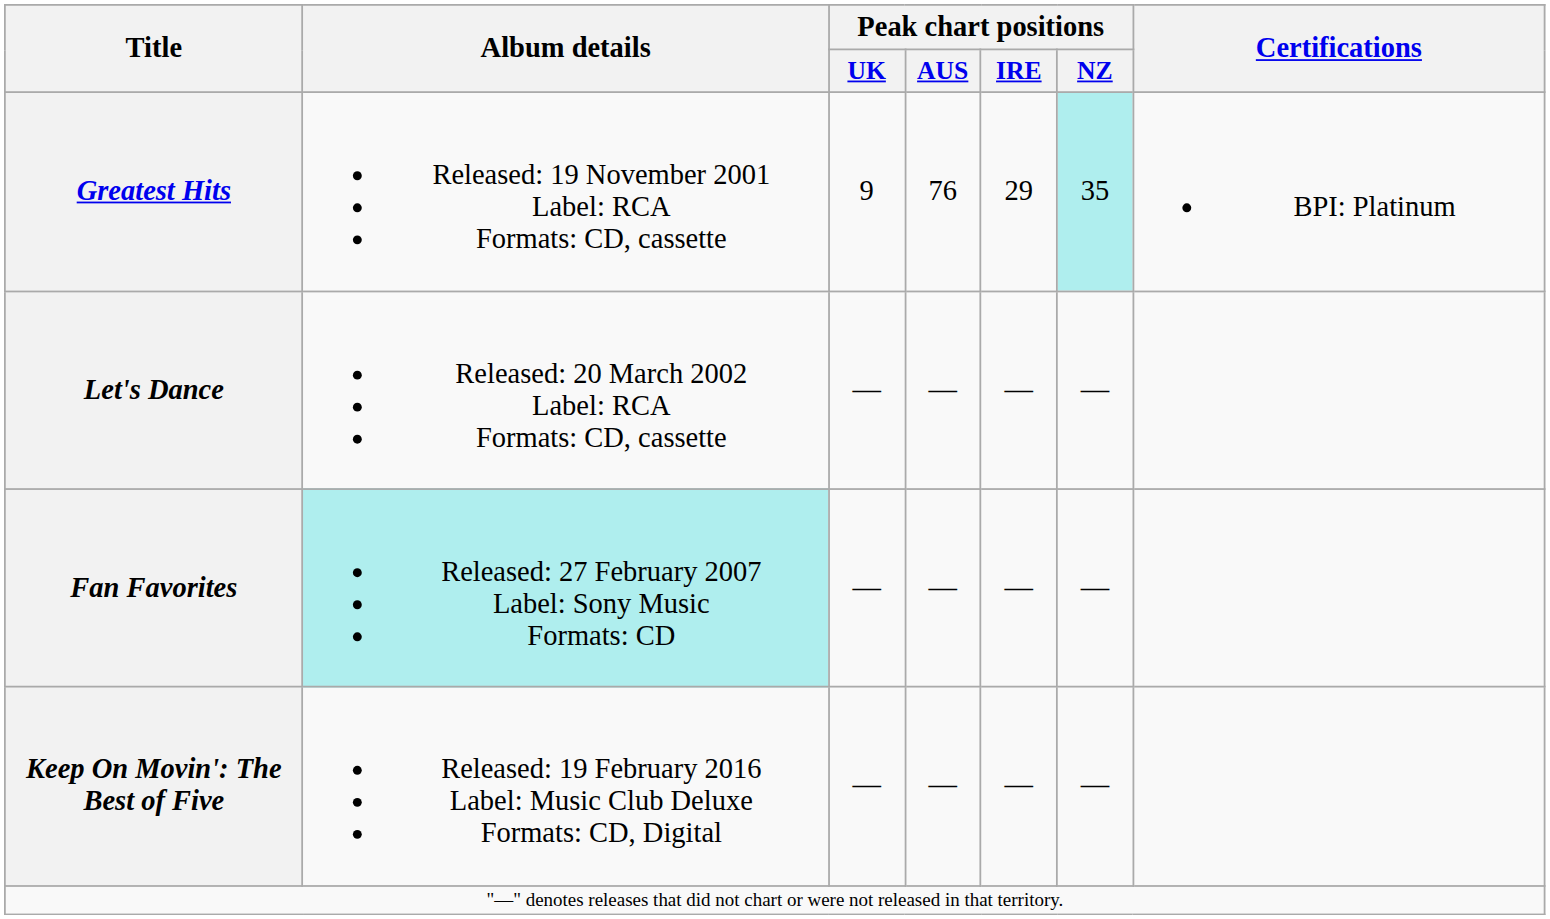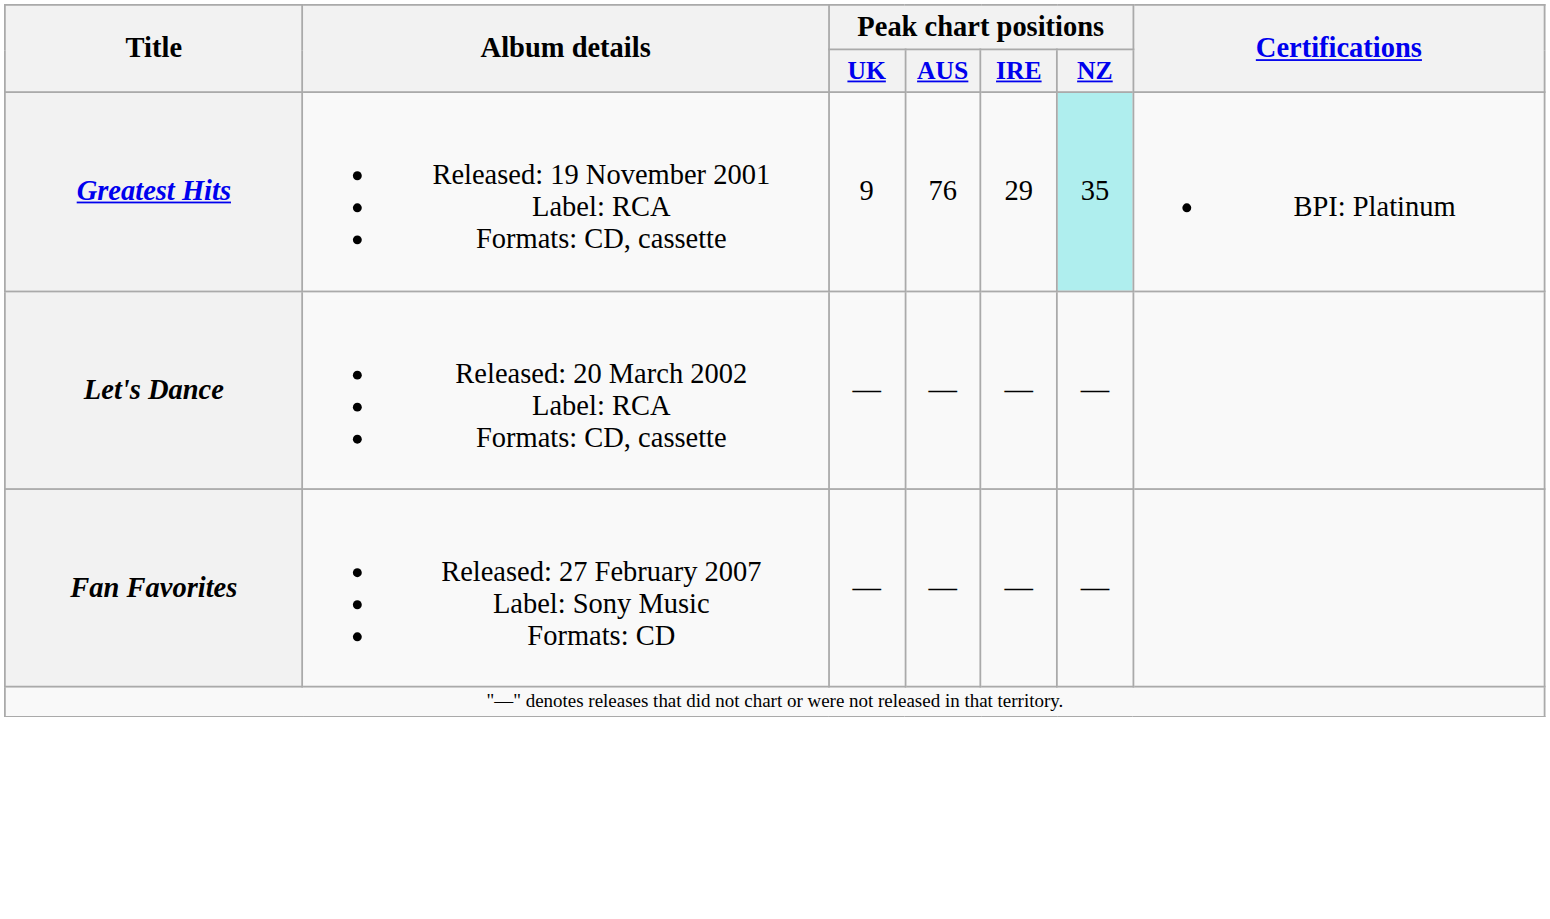(566, 604) paleturquoise background -> (566, 604) no background
- row: (154, 785)
